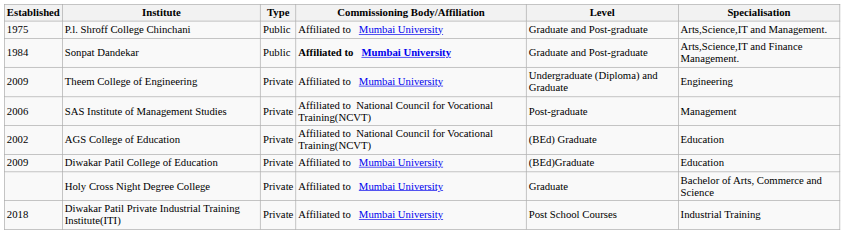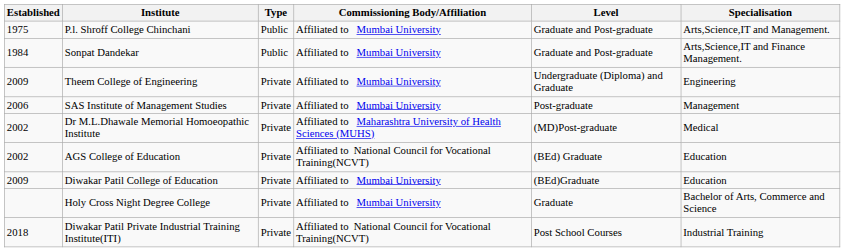(375, 53) bold -> (368, 53) normal
(396, 111) Affiliated to National Council for Vocational Training(NCVT) -> (368, 105) Affiliated to Mumbai University
+ row: (157, 128)
(371, 215) Affiliated to Mumbai University -> (393, 232) Affiliated to National Council for Vocational Training(NCVT)
